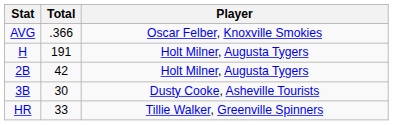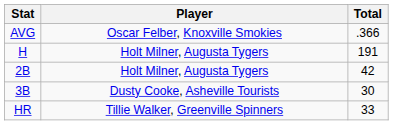columns swapped: (235, 14) <-> (61, 14)
